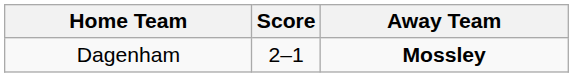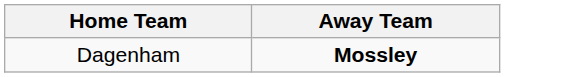- column: (286, 21)
